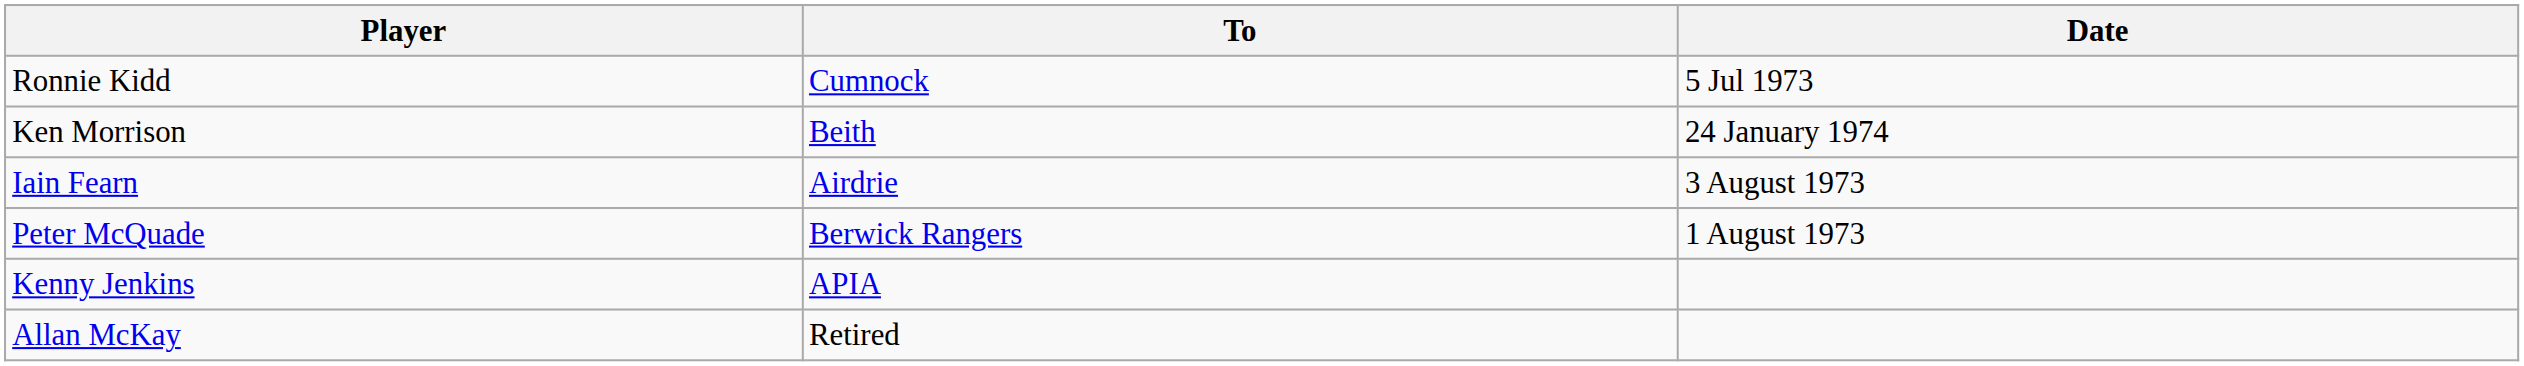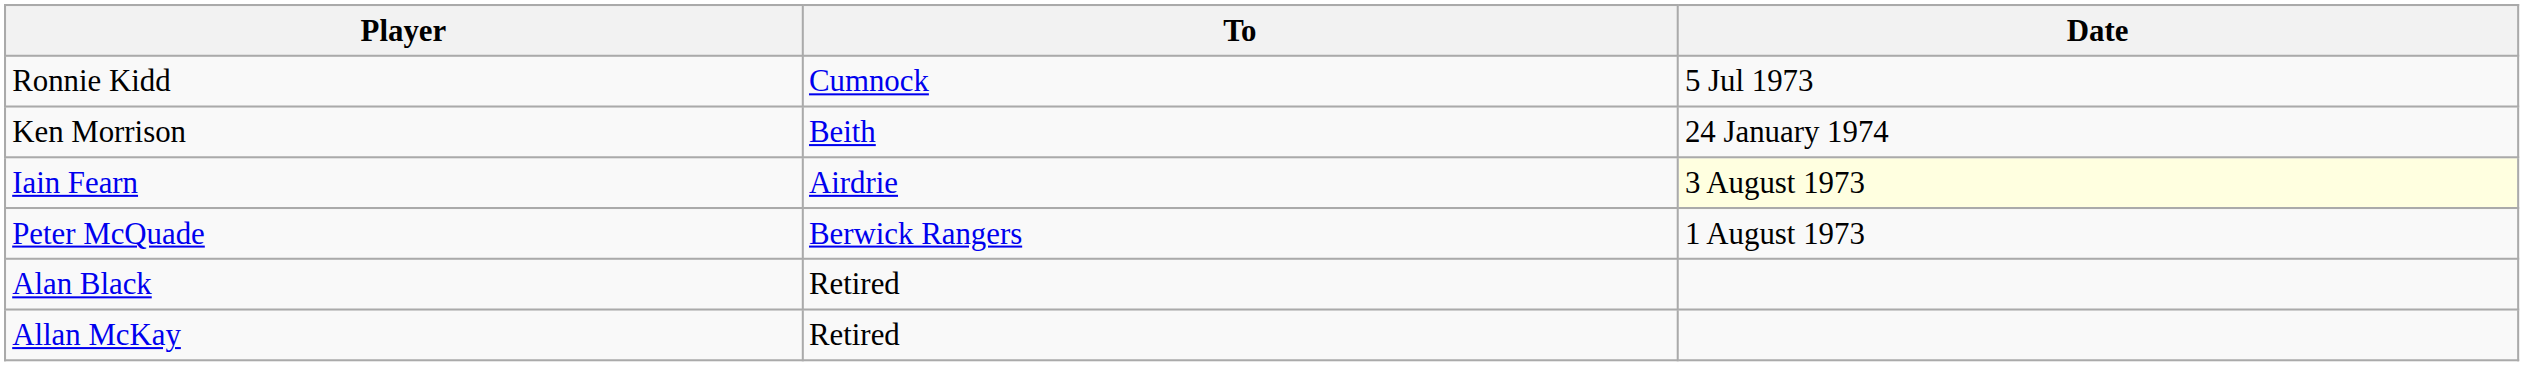(1775, 182) no background -> (1775, 182) lightyellow background
- row: (103, 284)
+ row: (82, 284)
